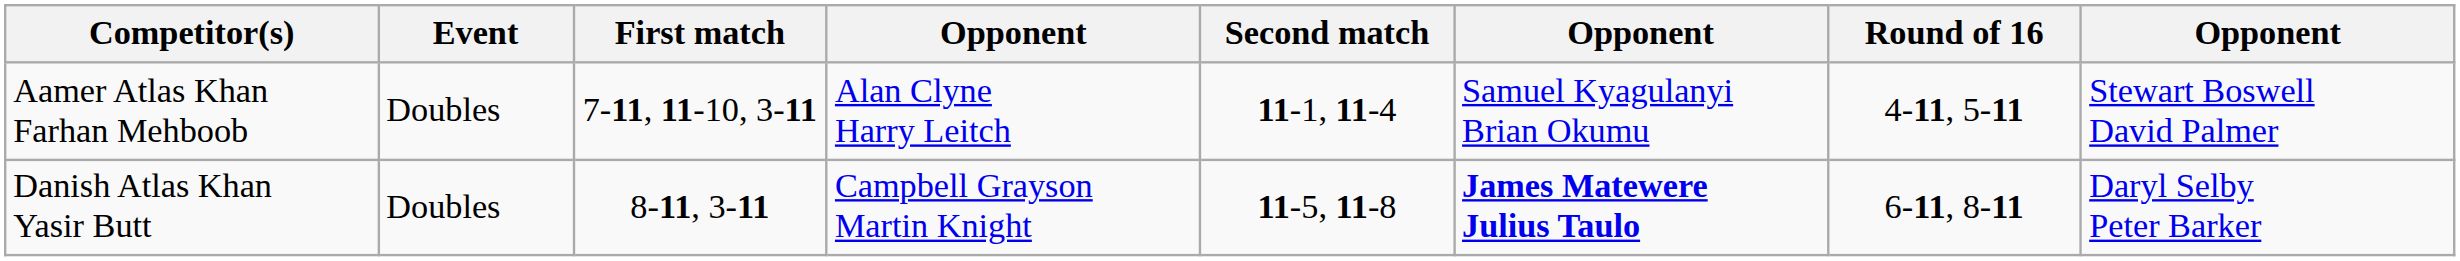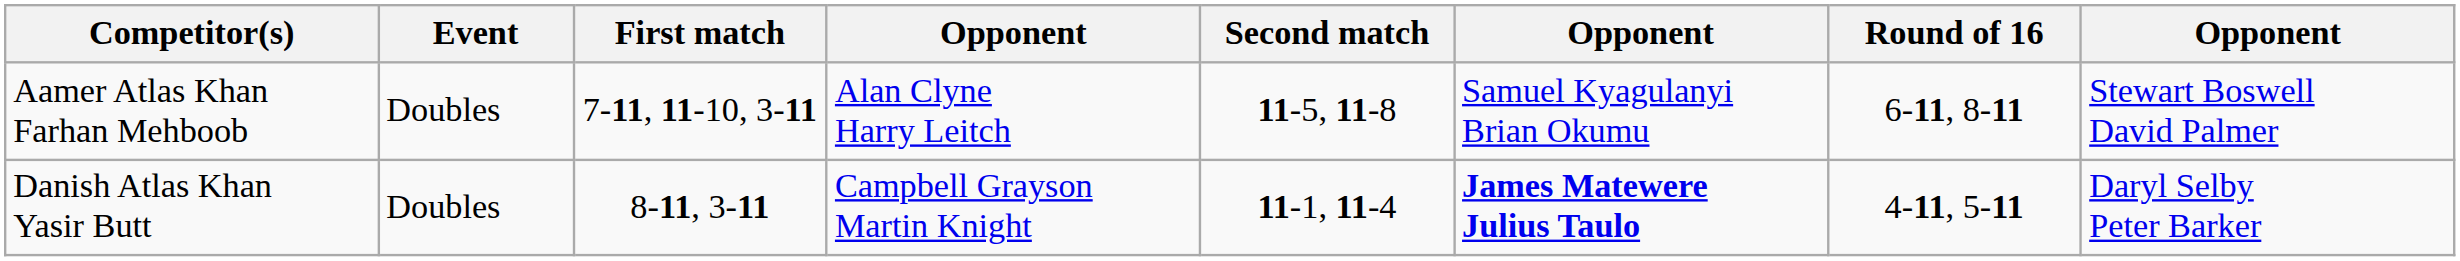(1327, 109) 11-1, 11-4 -> (1327, 109) 11-5, 11-8
(1954, 109) 4-11, 5-11 -> (1954, 109) 6-11, 8-11
(1327, 206) 11-5, 11-8 -> (1327, 206) 11-1, 11-4
(1954, 206) 6-11, 8-11 -> (1954, 206) 4-11, 5-11
